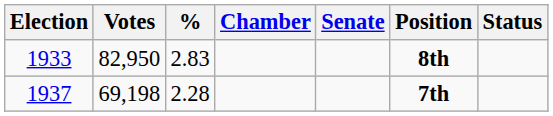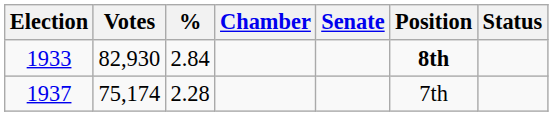(129, 57) 82,950 -> (129, 57) 82,930
(190, 57) 2.83 -> (190, 57) 2.84
(129, 93) 69,198 -> (129, 93) 75,174
(434, 93) bold -> (434, 93) normal
